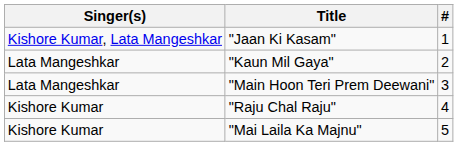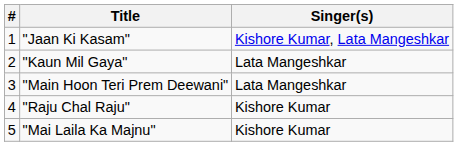columns swapped: (445, 16) <-> (115, 16)
